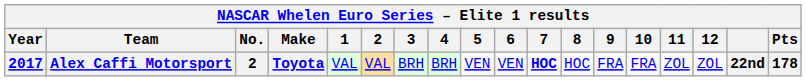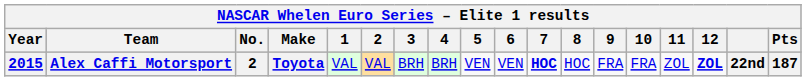(26, 63) 2017 -> (26, 63) 2015
(710, 63) normal -> (710, 63) bold
(785, 63) 178 -> (785, 63) 187
